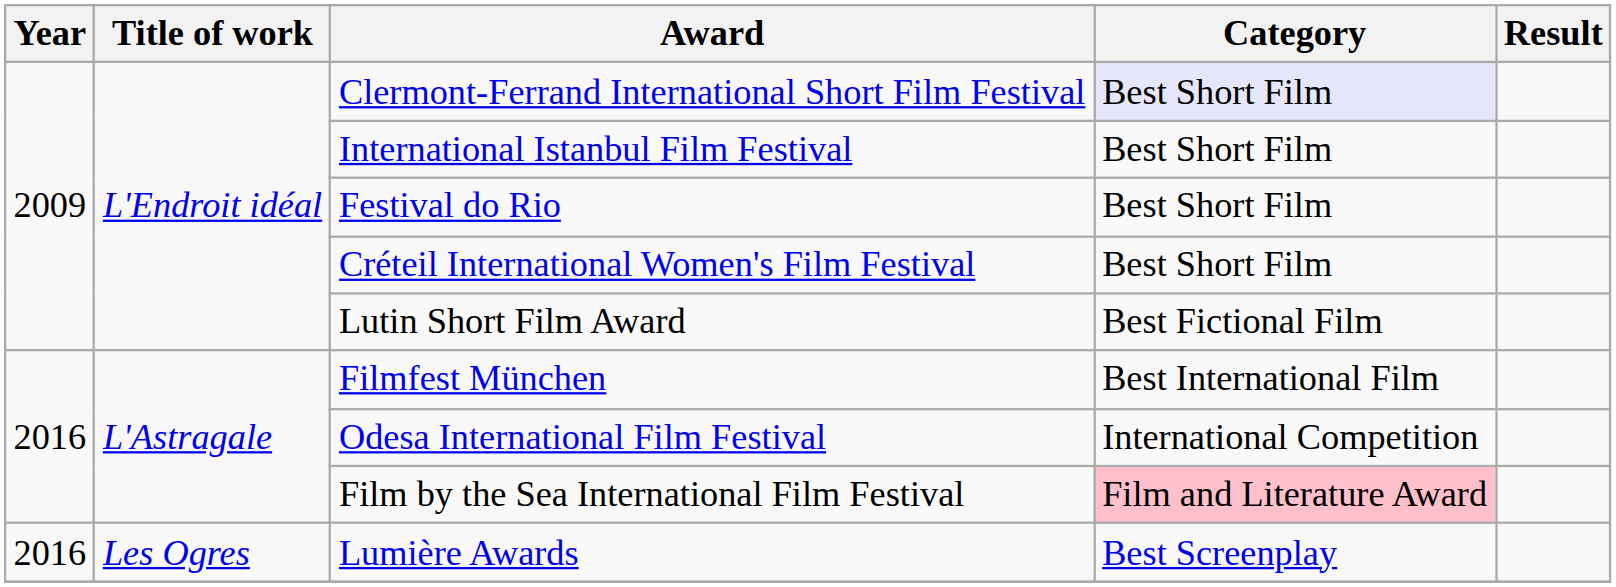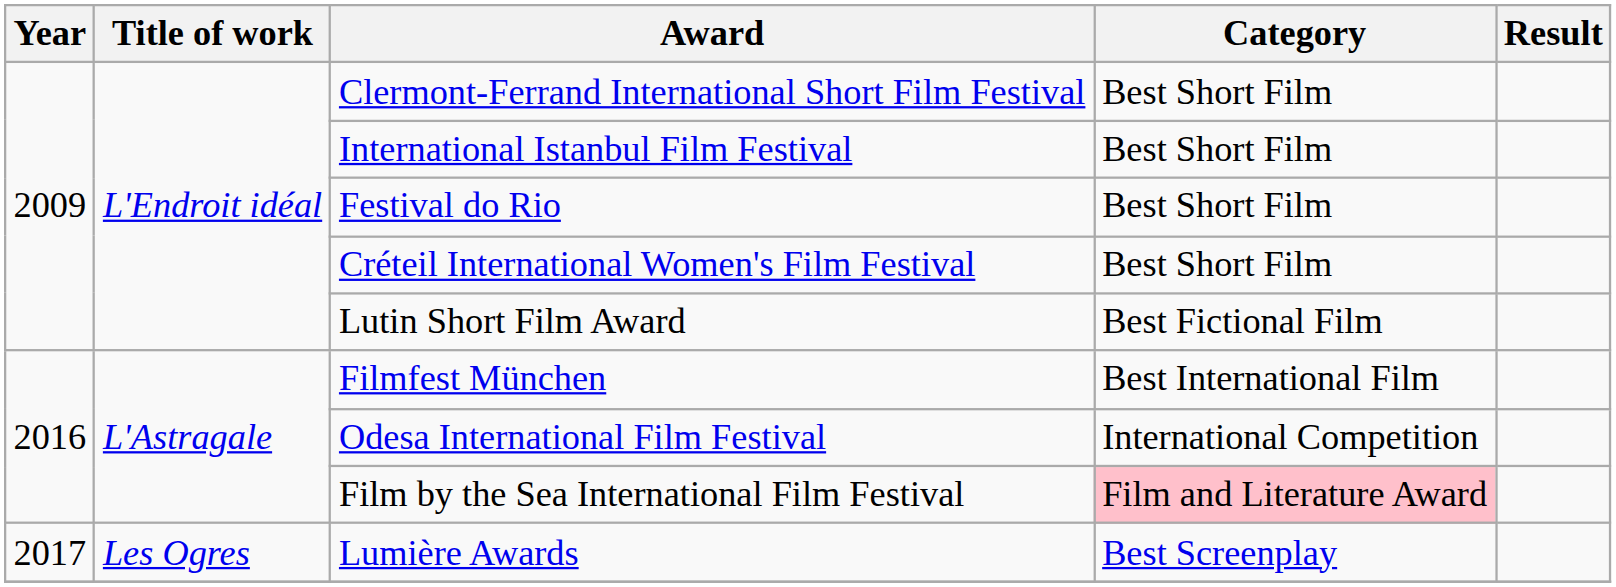(1217, 90) lavender background -> (1217, 90) no background
(50, 551) 2016 -> (50, 551) 2017
